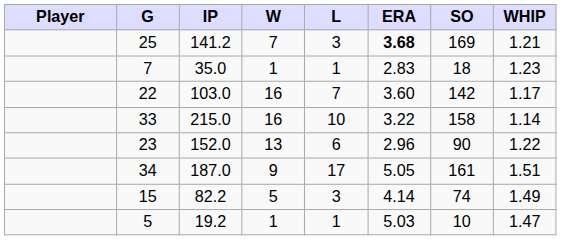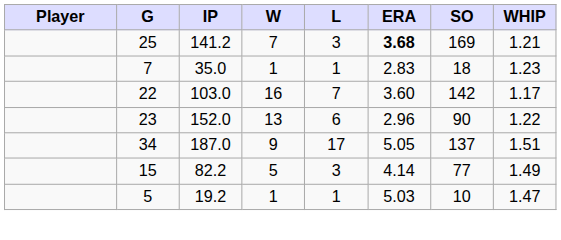- row: (148, 119)
(462, 171) 161 -> (462, 145) 137
(462, 196) 74 -> (462, 171) 77
